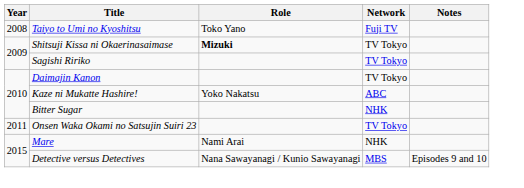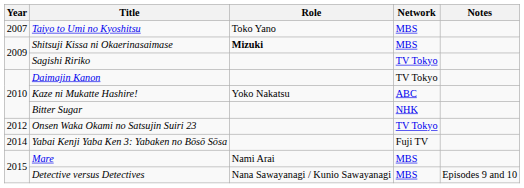(17, 28) 2008 -> (17, 28) 2007
(381, 28) Fuji TV -> (407, 28) MBS
(386, 45) TV Tokyo -> (407, 45) MBS
(17, 126) 2011 -> (17, 126) 2012
+ row: (129, 142)
(376, 142) NHK -> (407, 158) MBS
